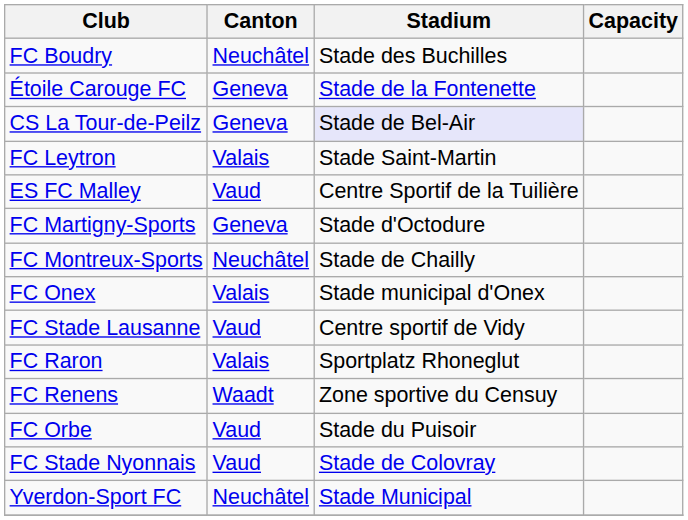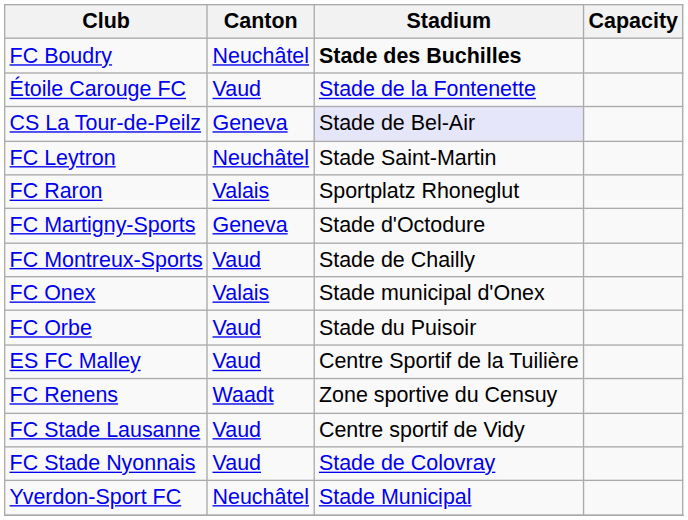(413, 55) normal -> (420, 55) bold
(250, 89) Geneva -> (237, 89) Vaud
(241, 157) Valais -> (261, 157) Neuchâtel
rows swapped: (75, 191) <-> (56, 361)
(261, 259) Neuchâtel -> (237, 259) Vaud
rows swapped: (51, 429) <-> (105, 327)
